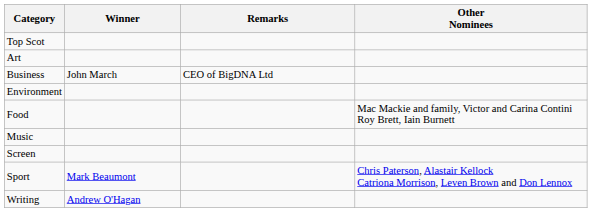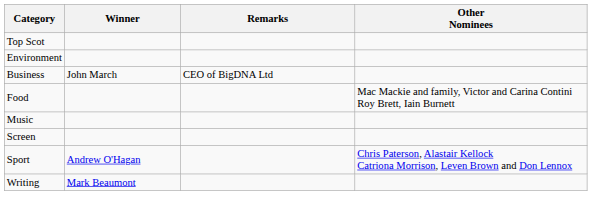- row: (14, 58)
rows swapped: (26, 74) <-> (34, 91)
(101, 176) Mark Beaumont -> (104, 159) Andrew O'Hagan
(104, 199) Andrew O'Hagan -> (101, 182) Mark Beaumont
